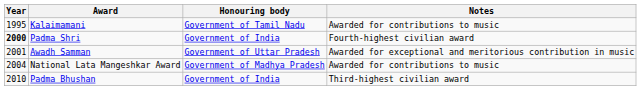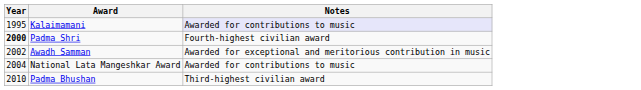- column: (255, 11)
(414, 25) no background -> (270, 25) lavender background
(16, 52) 2001 -> (16, 52) 2002
